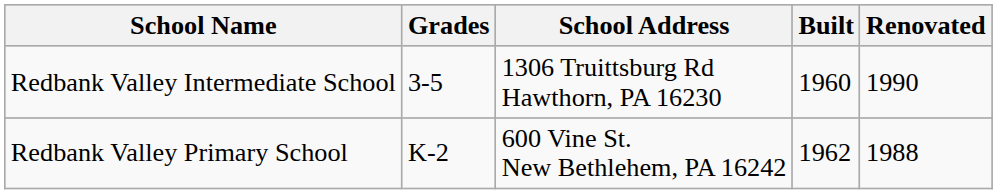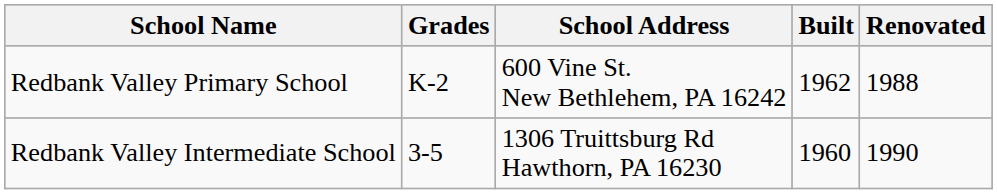rows swapped: (179, 152) <-> (203, 81)
